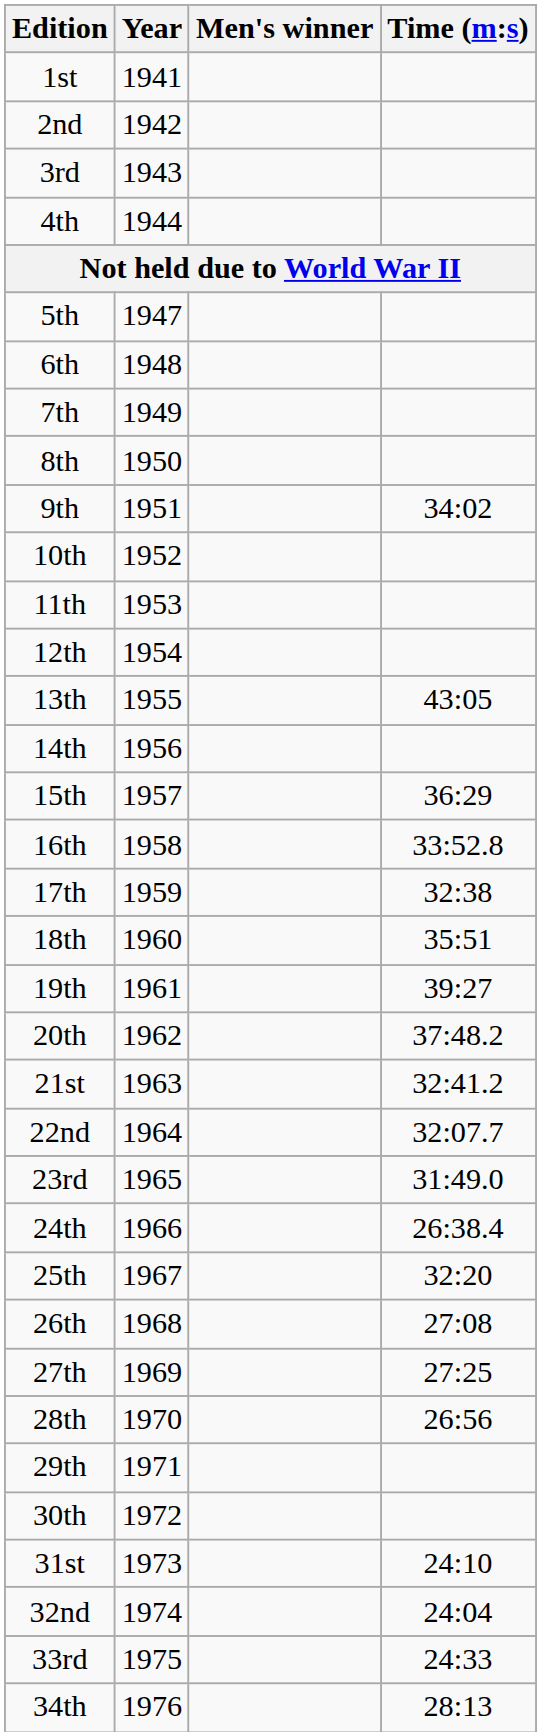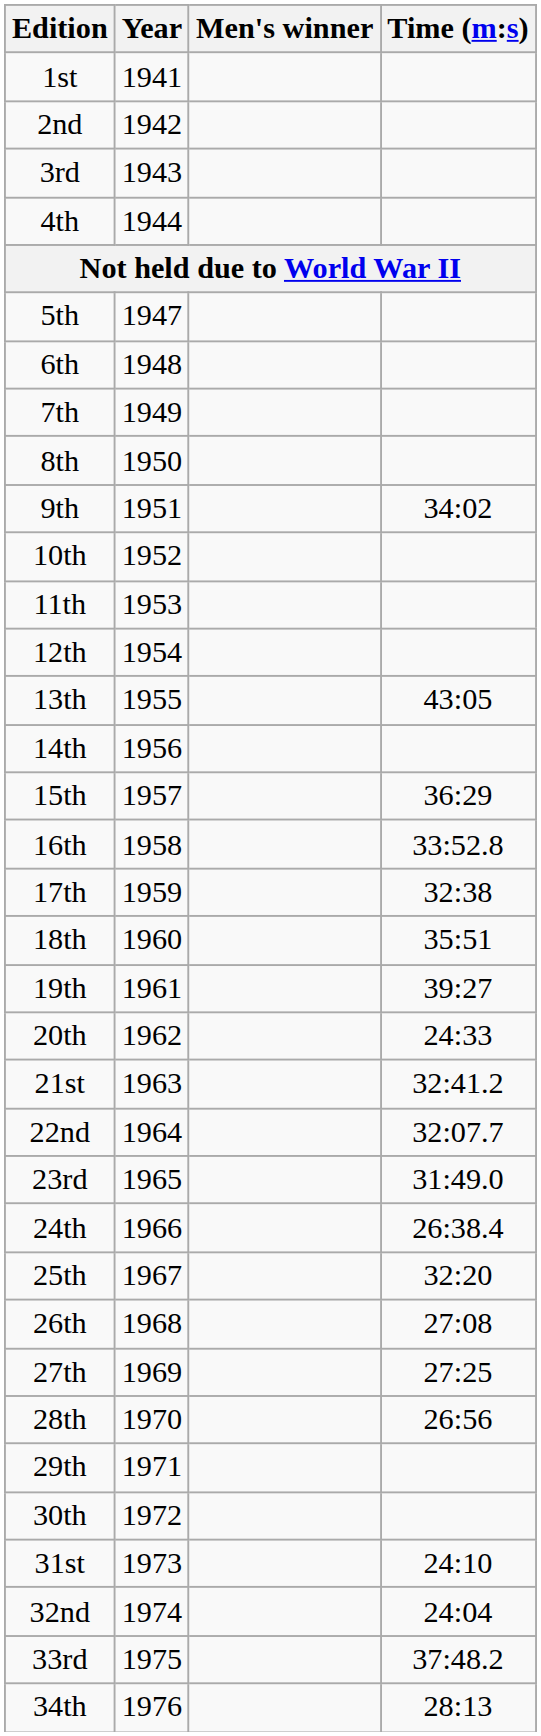(458, 1035) 37:48.2 -> (458, 1035) 24:33
(458, 1659) 24:33 -> (458, 1659) 37:48.2
